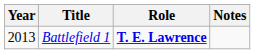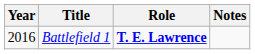(22, 37) 2013 -> (22, 37) 2016
